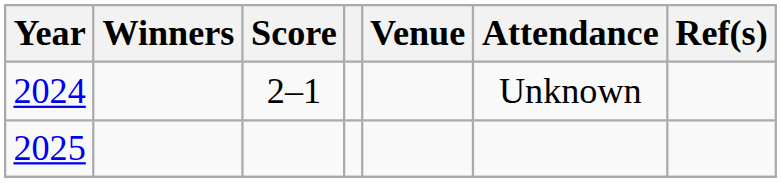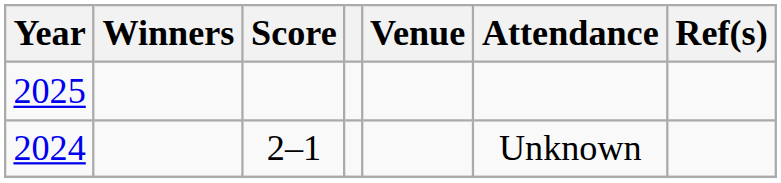rows swapped: (50, 90) <-> (50, 147)
